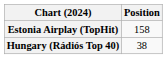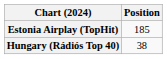(142, 29) 158 -> (142, 29) 185
